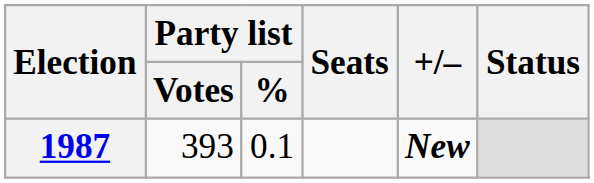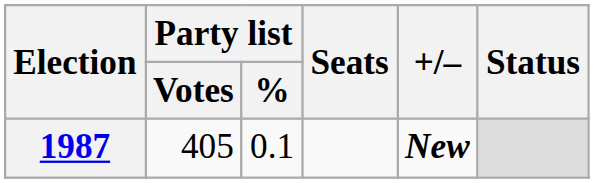(207, 146) 393 -> (207, 146) 405
